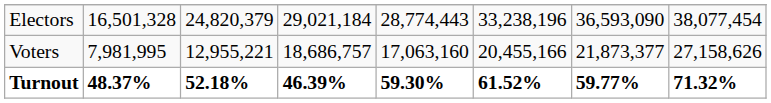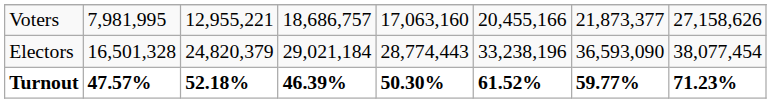rows swapped: (41, 20) <-> (34, 51)
(119, 82) 48.37% -> (119, 82) 47.57%
(412, 82) 59.30% -> (412, 82) 50.30%
(705, 82) 71.32% -> (705, 82) 71.23%
